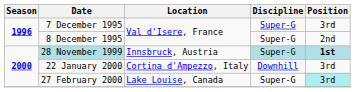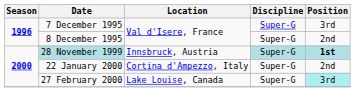(278, 66) Downhill -> (278, 66) Super-G
(328, 66) 3rd -> (328, 66) 2nd
